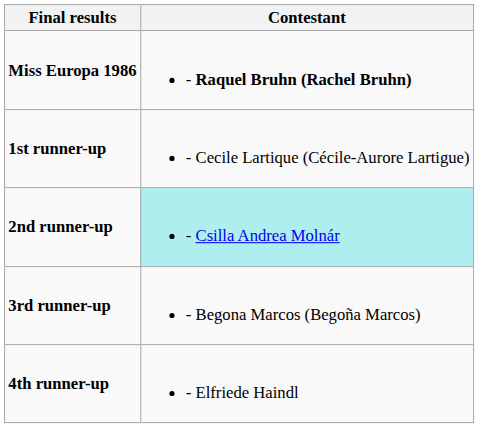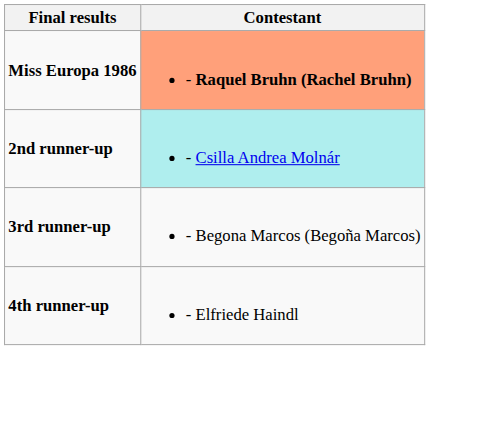(307, 79) no background -> (282, 79) lightsalmon background
- row: (57, 148)
